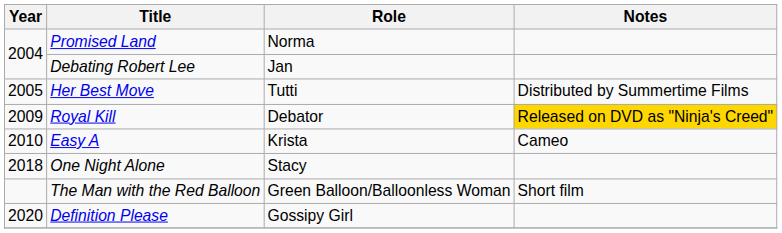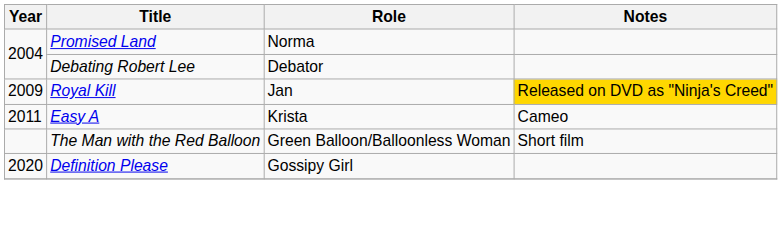(280, 66) Jan -> (295, 66) Debator
- row: (102, 91)
(295, 116) Debator -> (280, 91) Jan
(26, 141) 2010 -> (25, 116) 2011
- row: (107, 166)
